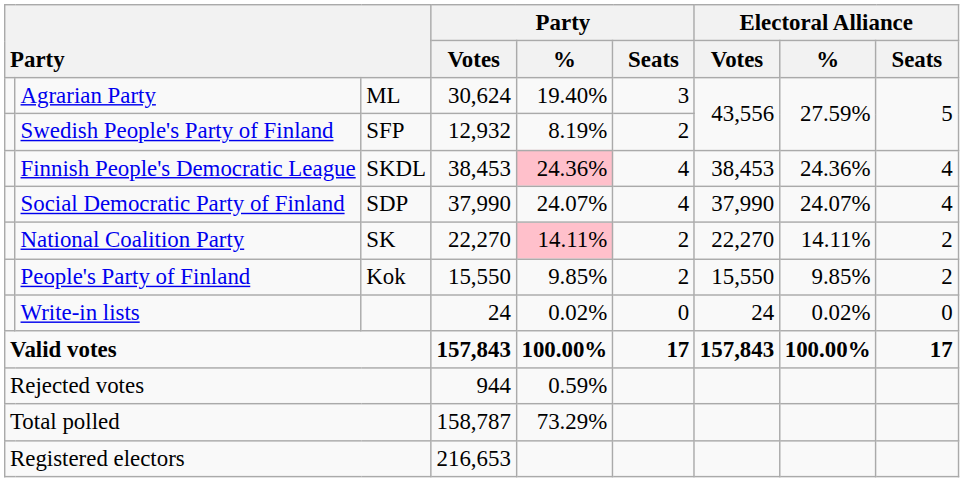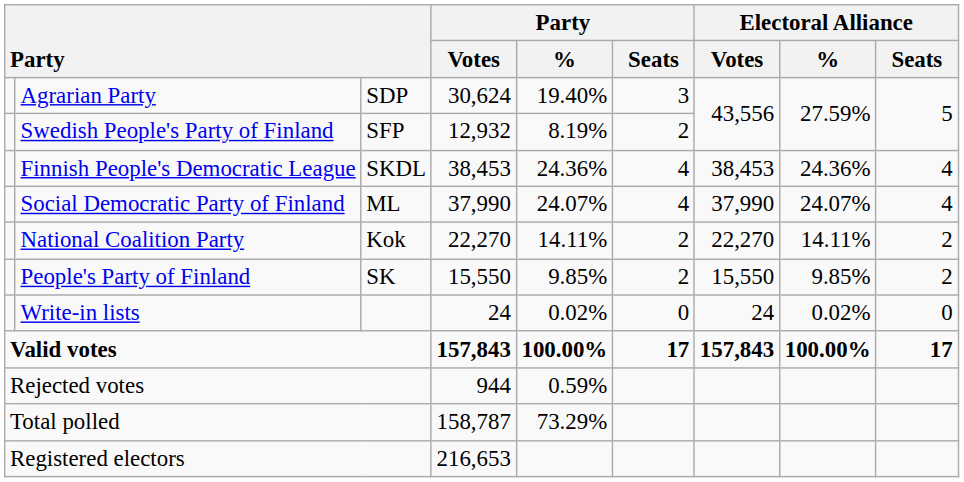(383, 95) ML -> (387, 95) SDP
(572, 167) pink background -> (572, 167) no background
(387, 204) SDP -> (383, 204) ML
(381, 240) SK -> (386, 240) Kok
(572, 240) pink background -> (572, 240) no background
(386, 276) Kok -> (381, 276) SK
